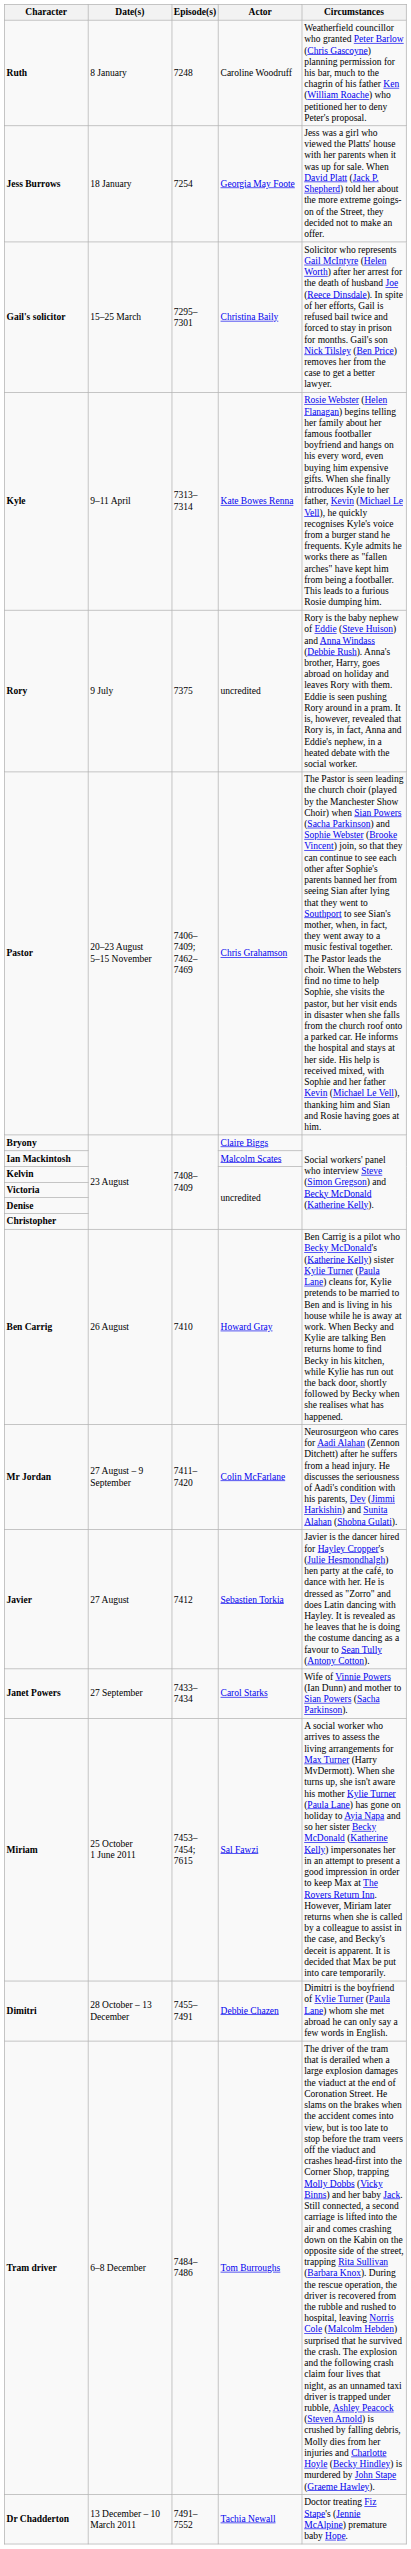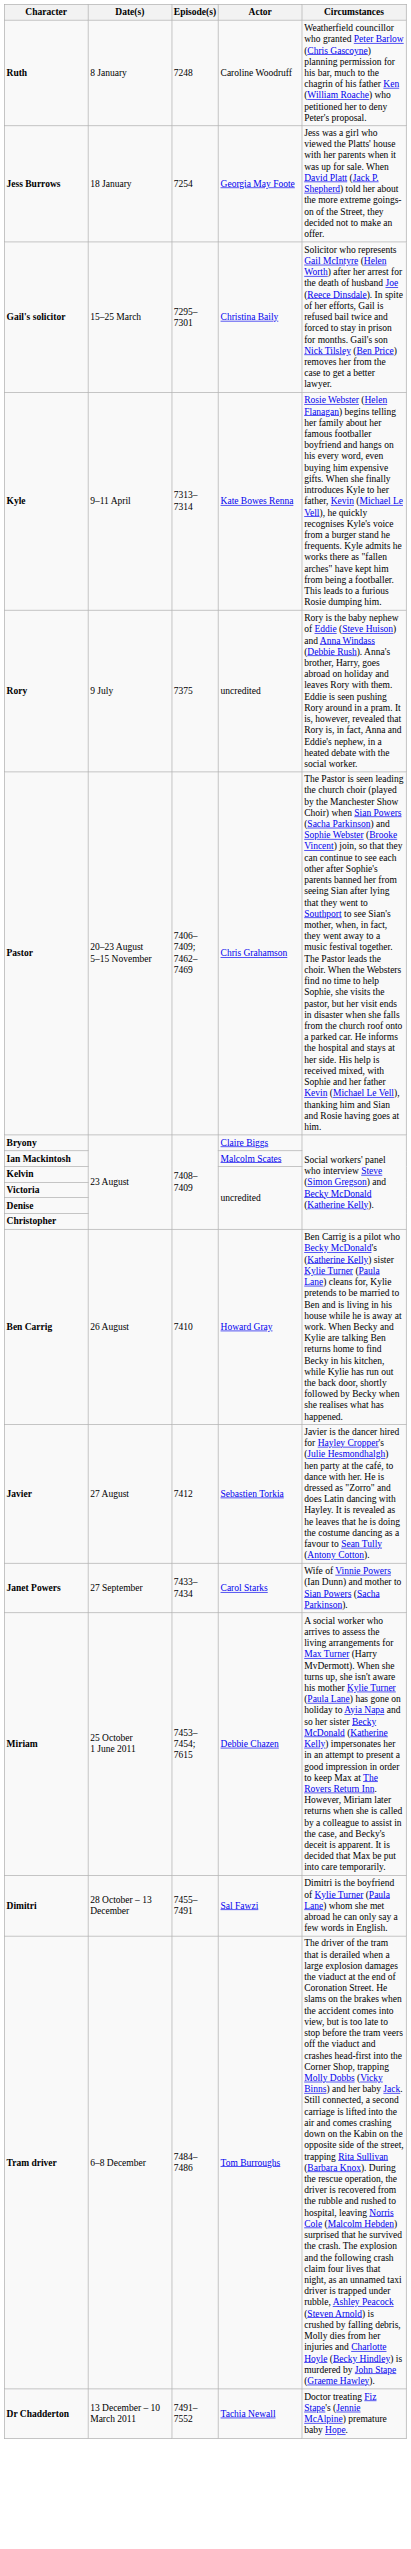- row: (29, 1477)
(239, 1850) Sal Fawzi -> (250, 1744) Debbie Chazen
(250, 2011) Debbie Chazen -> (239, 1906) Sal Fawzi
